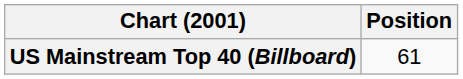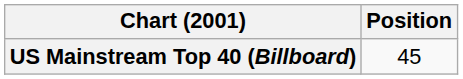(409, 56) 61 -> (409, 56) 45
